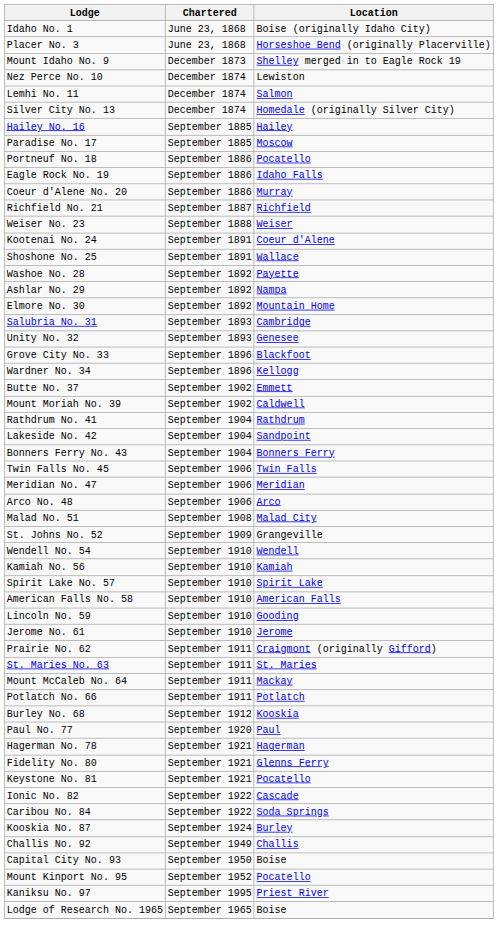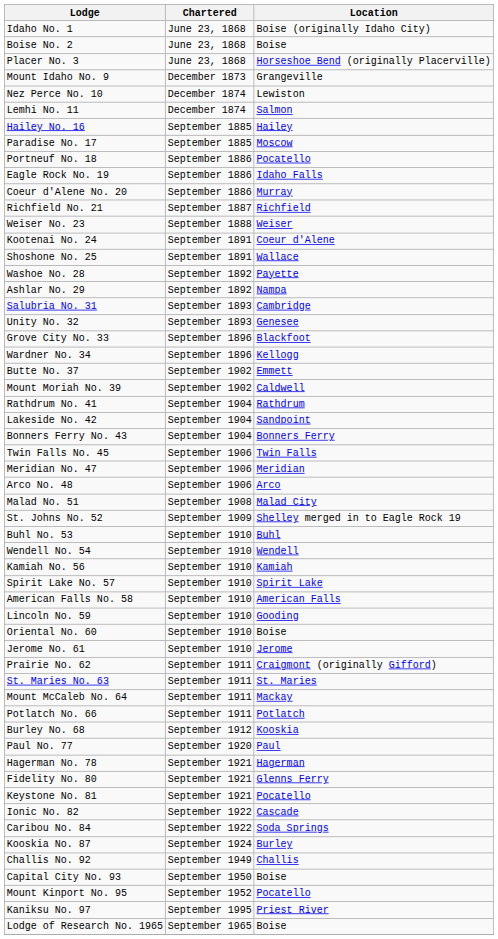+ row: (40, 45)
(359, 61) Shelley merged in to Eagle Rock 19 -> (290, 78) Grangeville
- row: (61, 110)
- row: (46, 306)
(290, 535) Grangeville -> (359, 518) Shelley merged in to Eagle Rock 19
+ row: (40, 535)
+ row: (52, 632)
